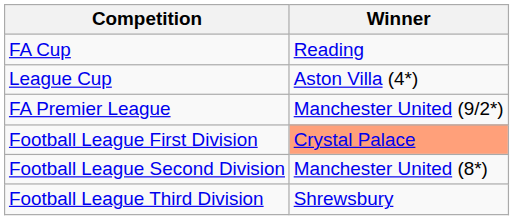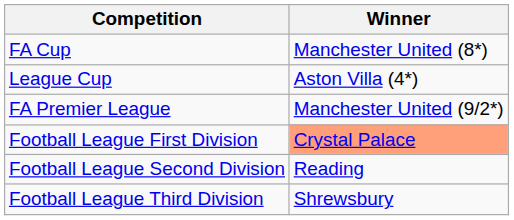(329, 49) Reading -> (391, 49) Manchester United (8*)
(391, 169) Manchester United (8*) -> (329, 169) Reading
